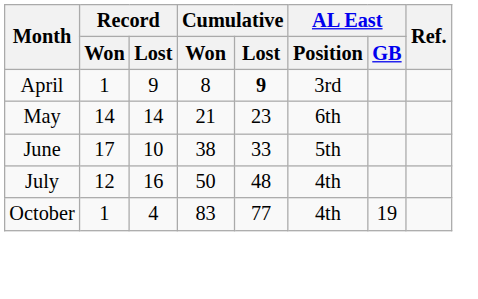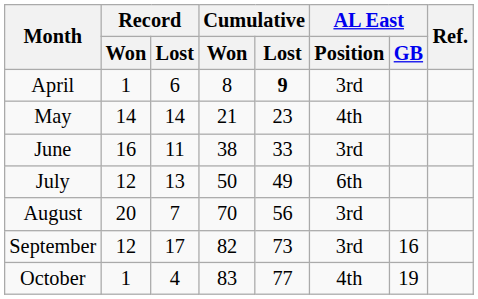(153, 85) 9 -> (175, 85) 6
(328, 117) 6th -> (349, 117) 4th
(104, 149) 17 -> (126, 149) 16
(153, 149) 10 -> (175, 149) 11
(328, 149) 5th -> (349, 149) 3rd
(153, 181) 16 -> (175, 181) 13
(261, 181) 48 -> (283, 181) 49
(328, 181) 4th -> (349, 181) 6th
+ row: (53, 213)
+ row: (53, 246)
